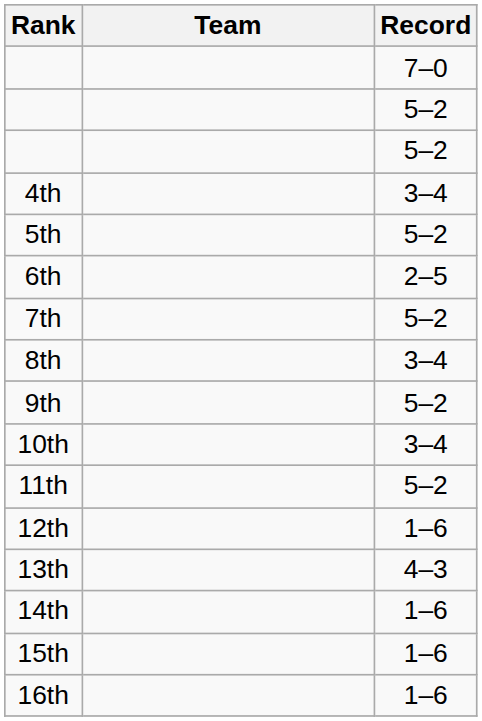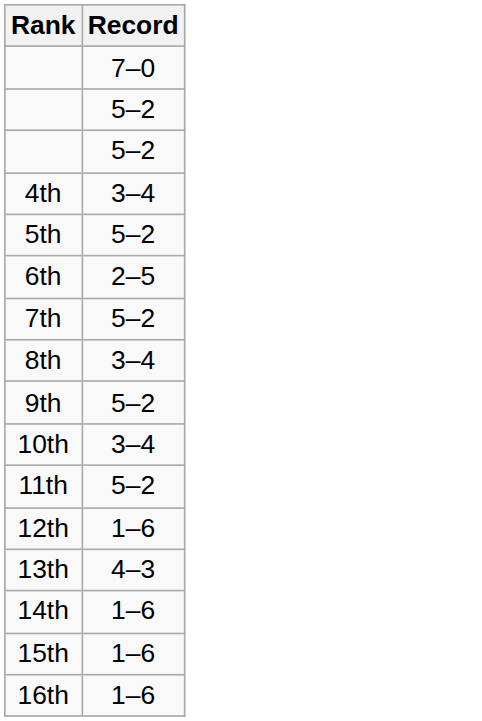- column: (228, 25)
